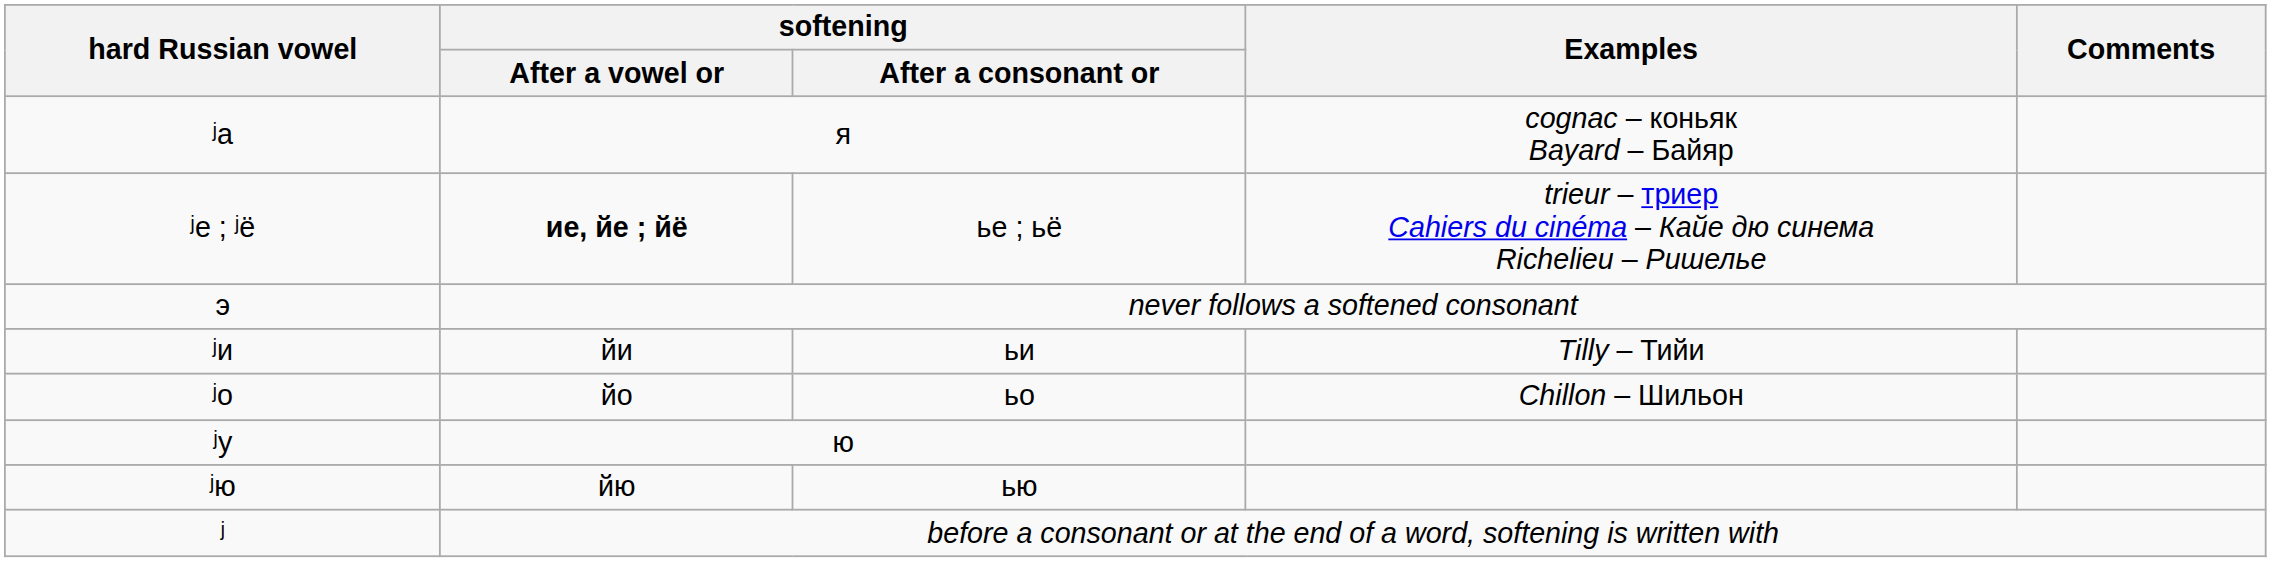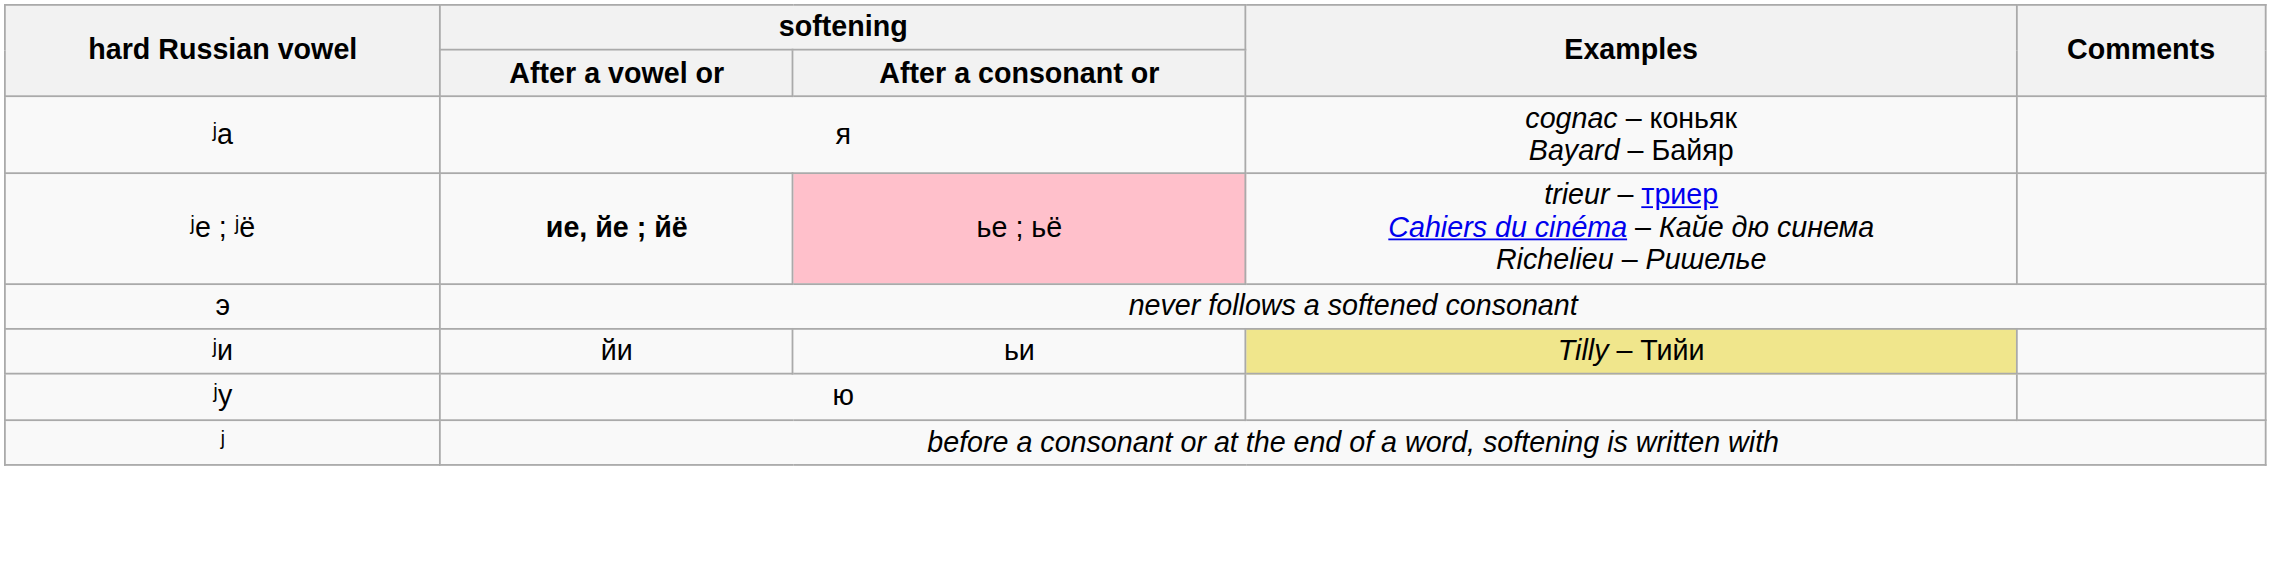(1019, 227) no background -> (1019, 227) pink background
(1631, 350) no background -> (1631, 350) khaki background
- row: (223, 396)
- row: (223, 487)
